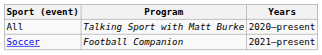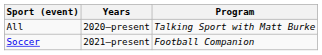columns swapped: (164, 12) <-> (282, 12)
